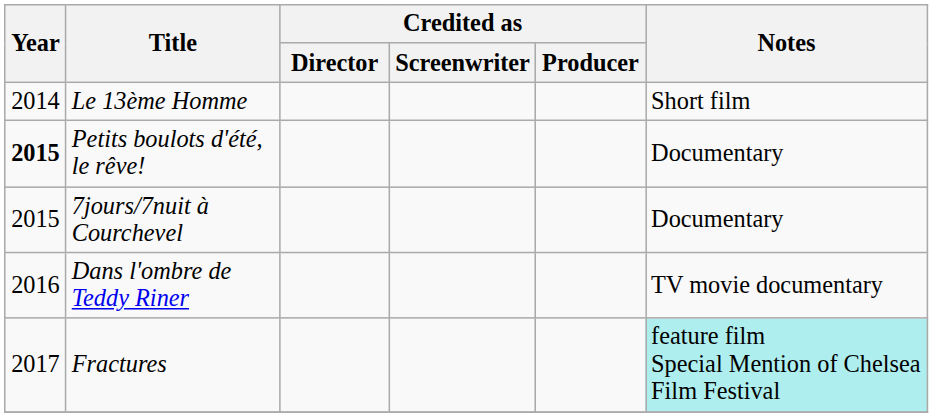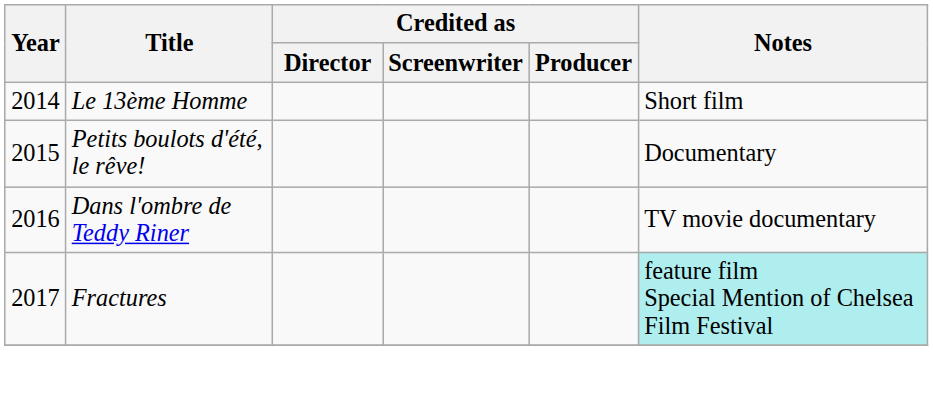(35, 153) bold -> (35, 153) normal
- row: (140, 219)
